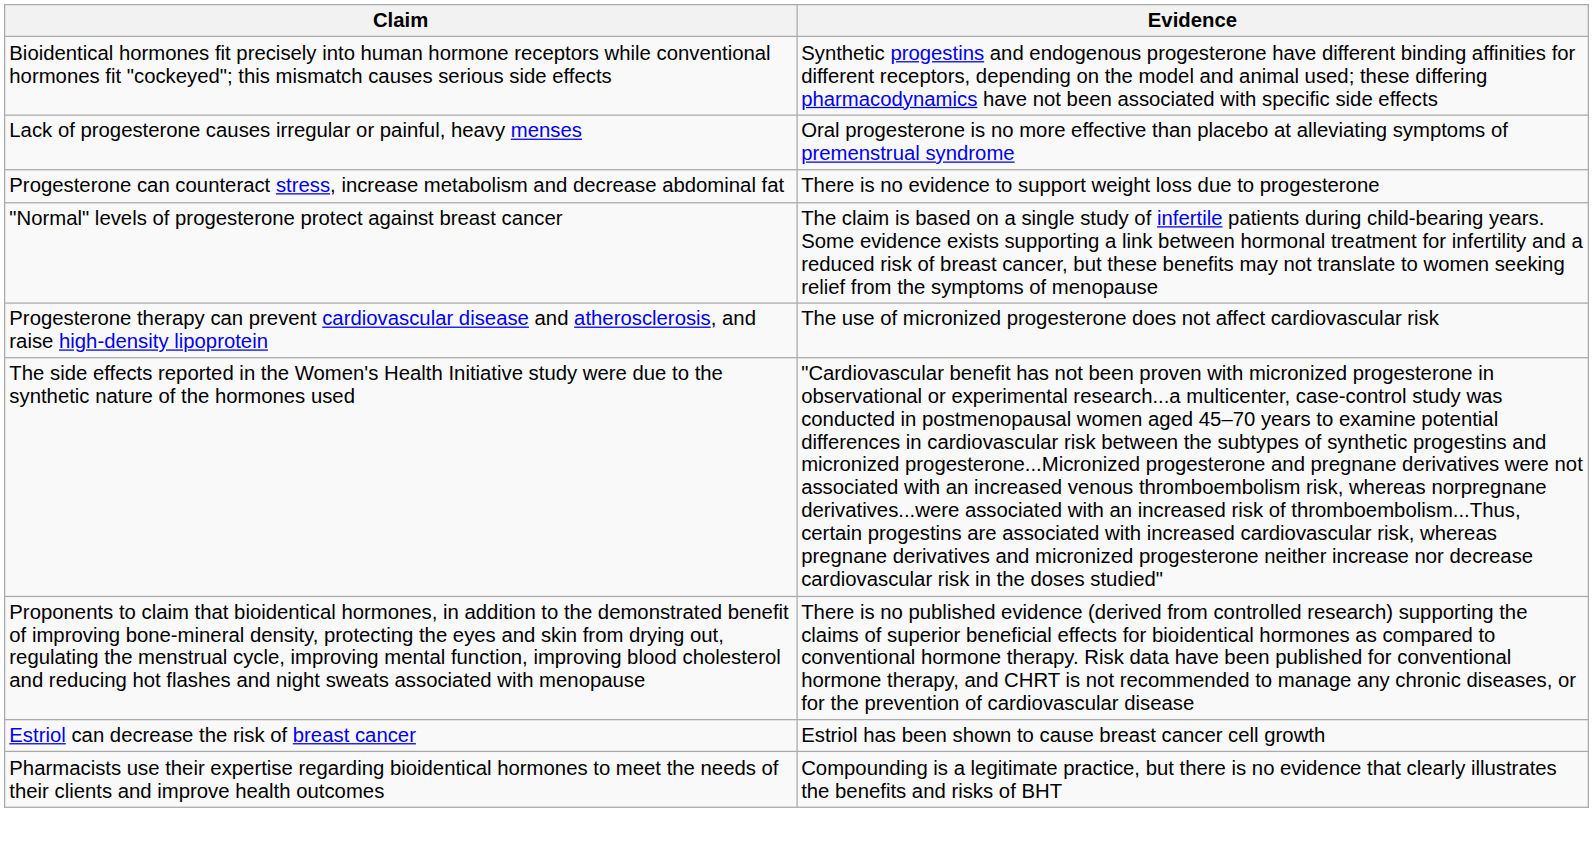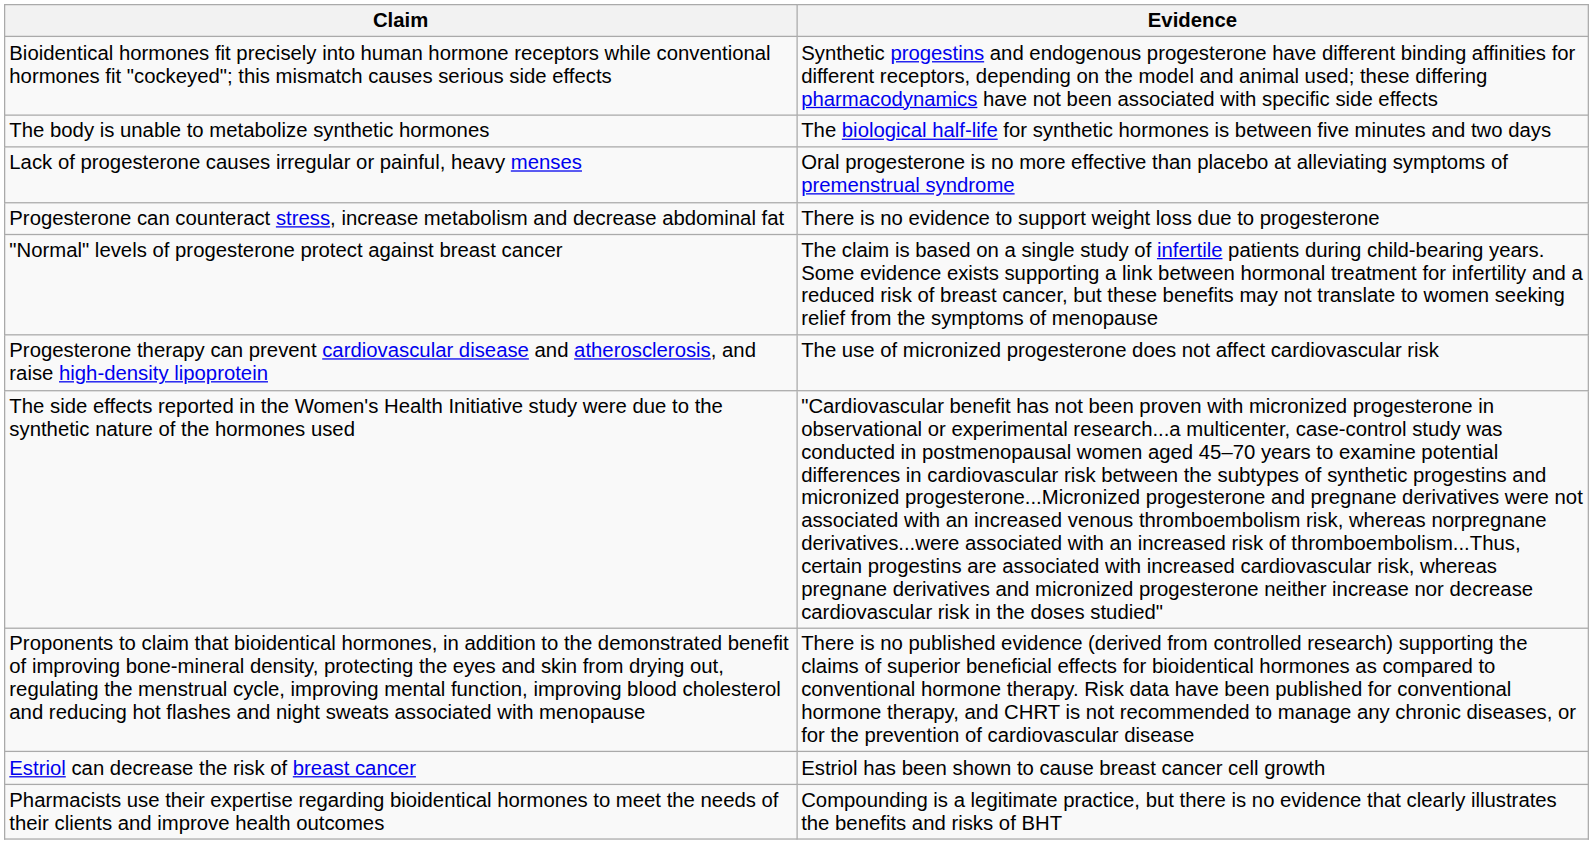+ row: (249, 130)
